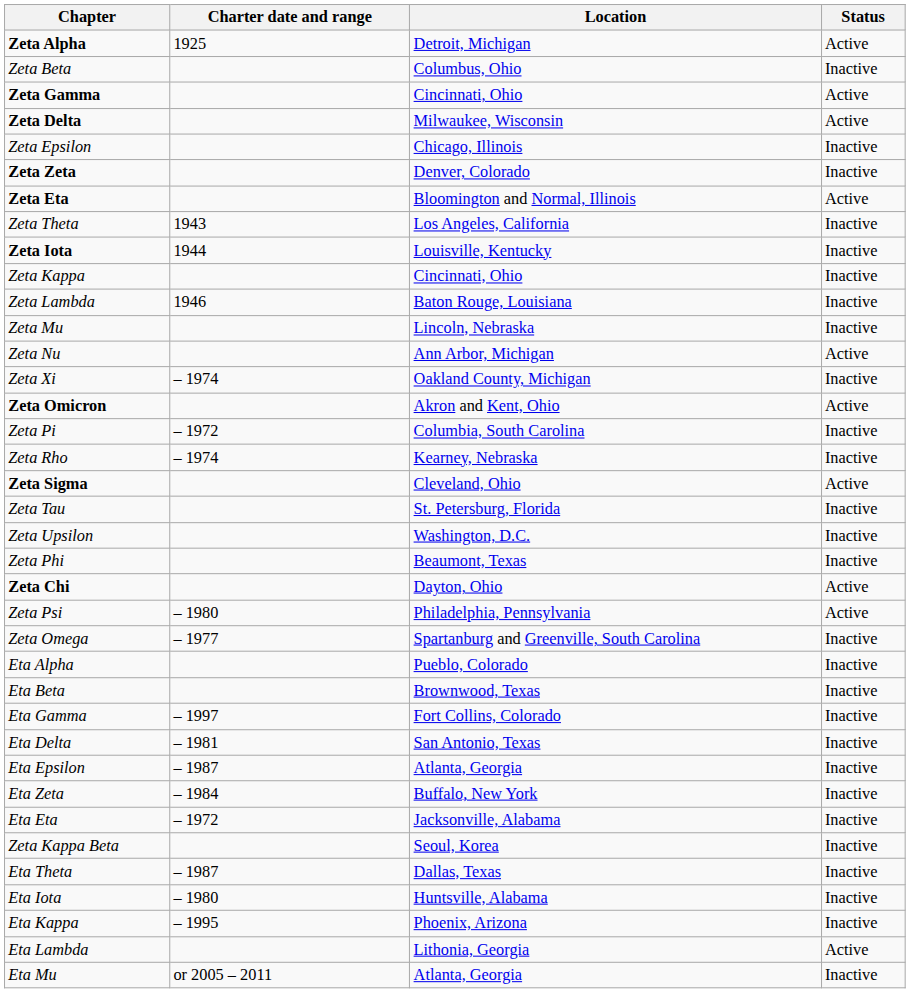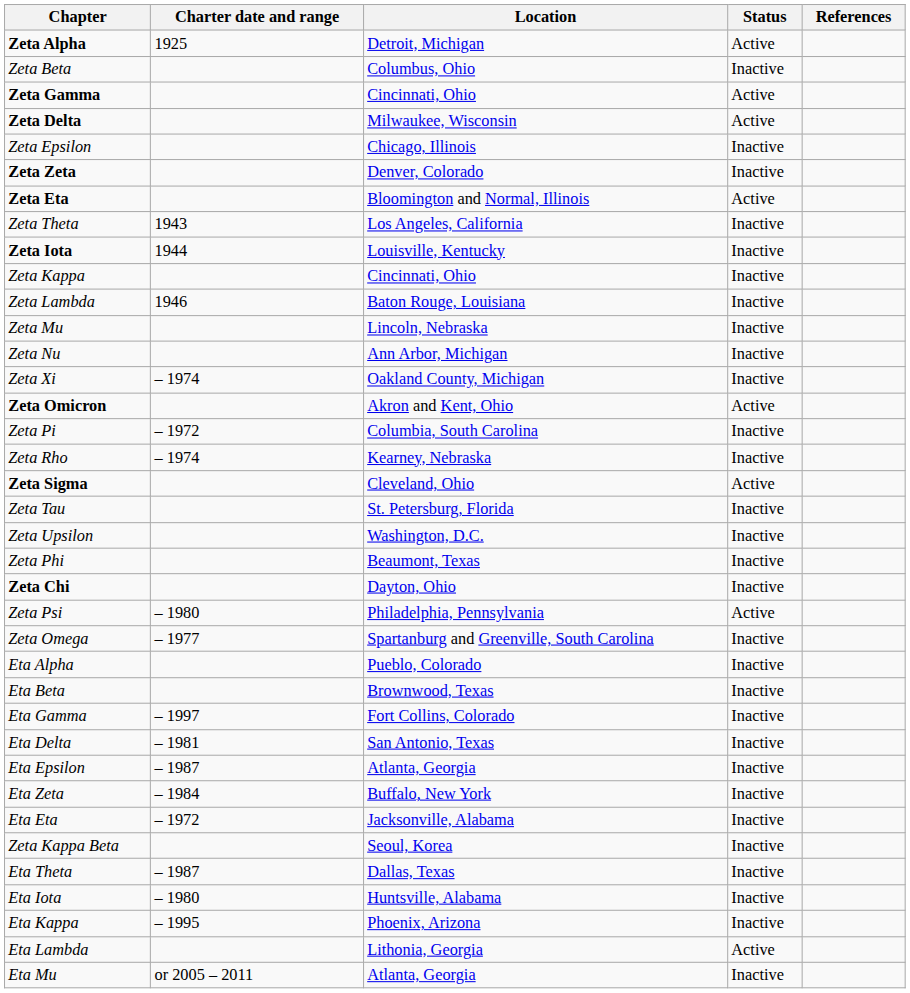+ column: (854, 17)
(847, 353) Active -> (758, 353) Inactive
(847, 586) Active -> (758, 586) Inactive
